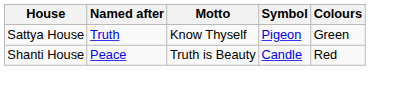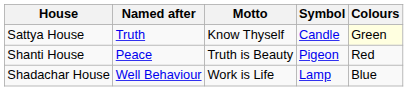(281, 34) Pigeon -> (319, 34) Candle
(331, 34) no background -> (369, 34) lightyellow background
(282, 55) Candle -> (319, 55) Pigeon
+ row: (59, 75)
